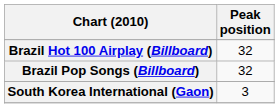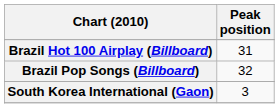(245, 50) 32 -> (245, 50) 31
